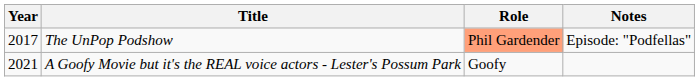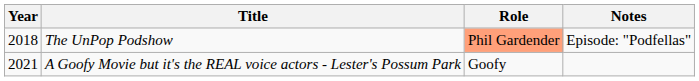(23, 40) 2017 -> (23, 40) 2018
